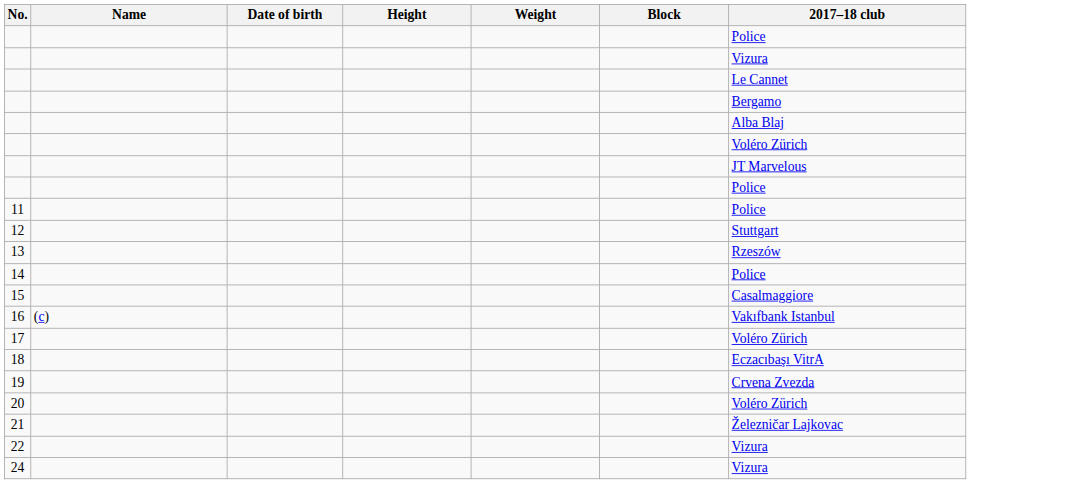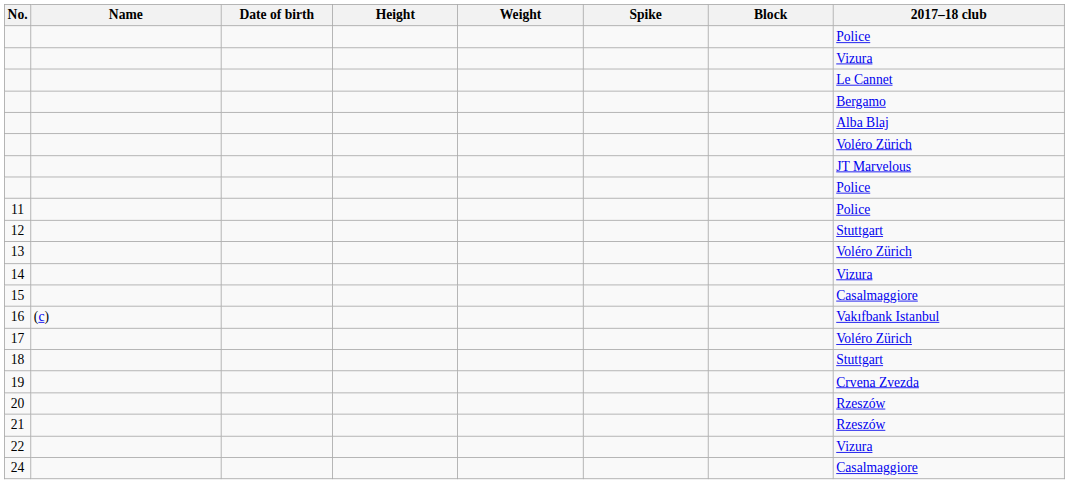+ column: (646, 15)
(756, 252) Rzeszów -> (874, 252) Voléro Zürich
(749, 274) Police -> (854, 274) Vizura
(778, 360) Eczacıbaşı VitrA -> (860, 360) Stuttgart
(769, 403) Voléro Zürich -> (861, 403) Rzeszów
(787, 425) Železničar Lajkovac -> (861, 425) Rzeszów
(750, 468) Vizura -> (877, 468) Casalmaggiore
